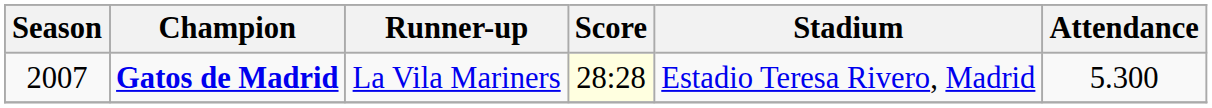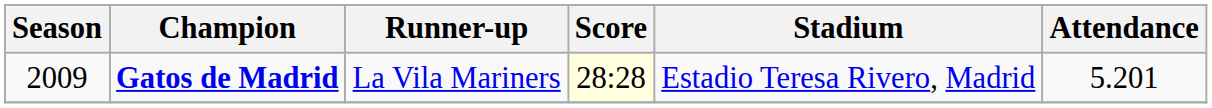(57, 77) 2007 -> (57, 77) 2009
(1124, 77) 5.300 -> (1124, 77) 5.201
